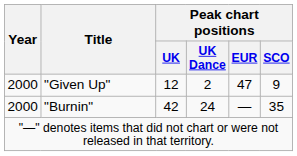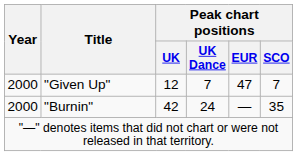(207, 85) 2 -> (207, 85) 7
(276, 85) 9 -> (276, 85) 7
